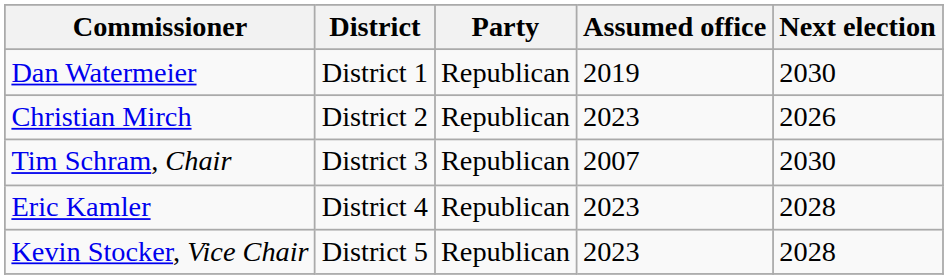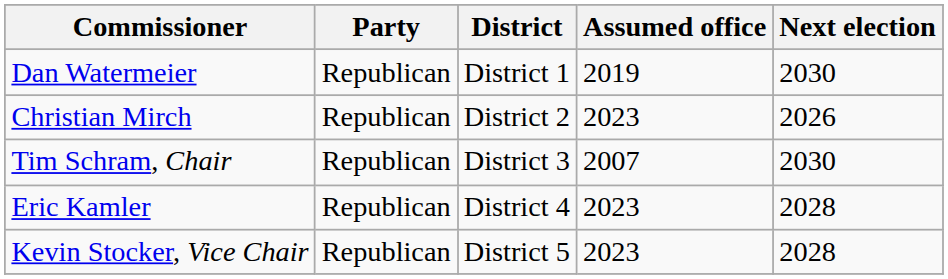columns swapped: (375, 26) <-> (505, 26)
